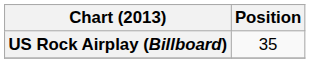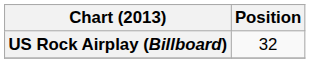(268, 44) 35 -> (268, 44) 32
